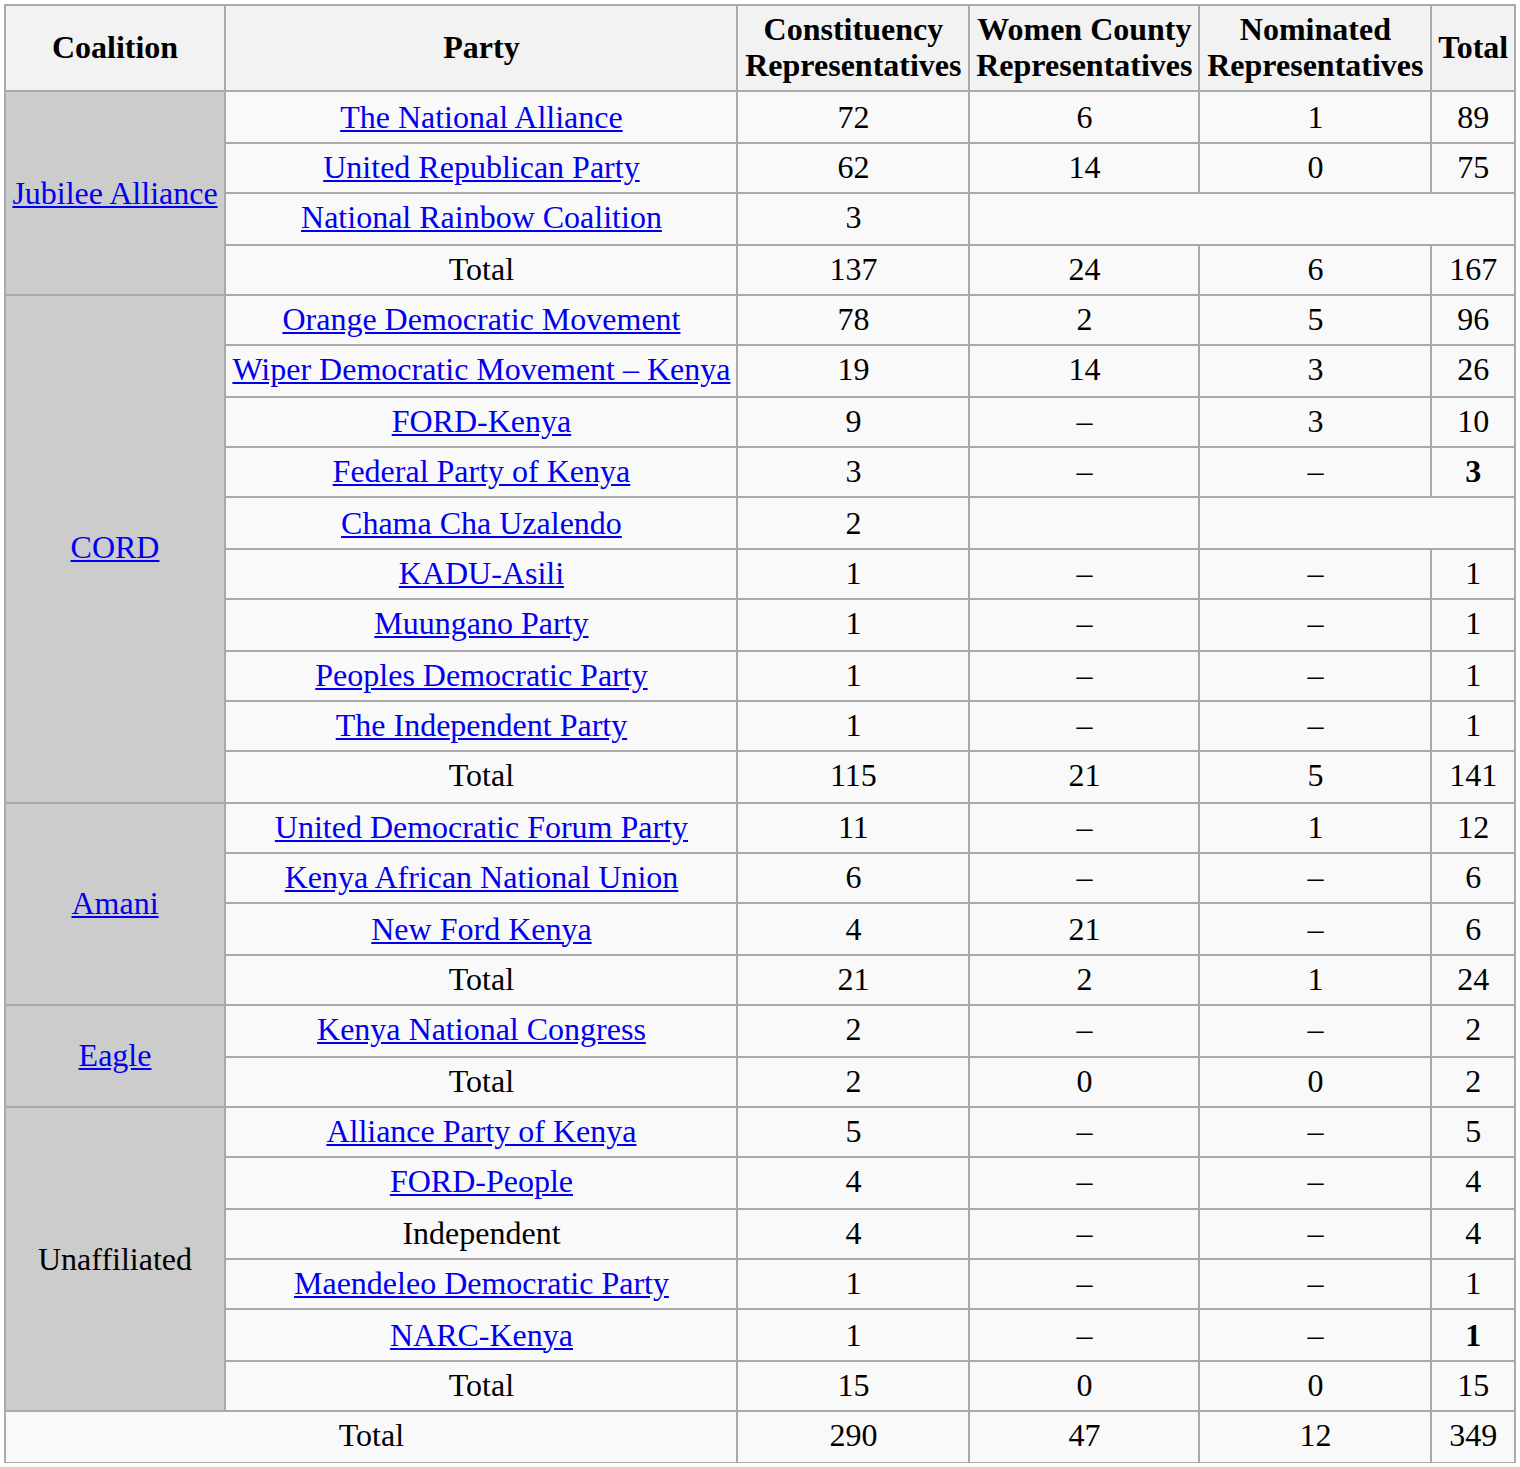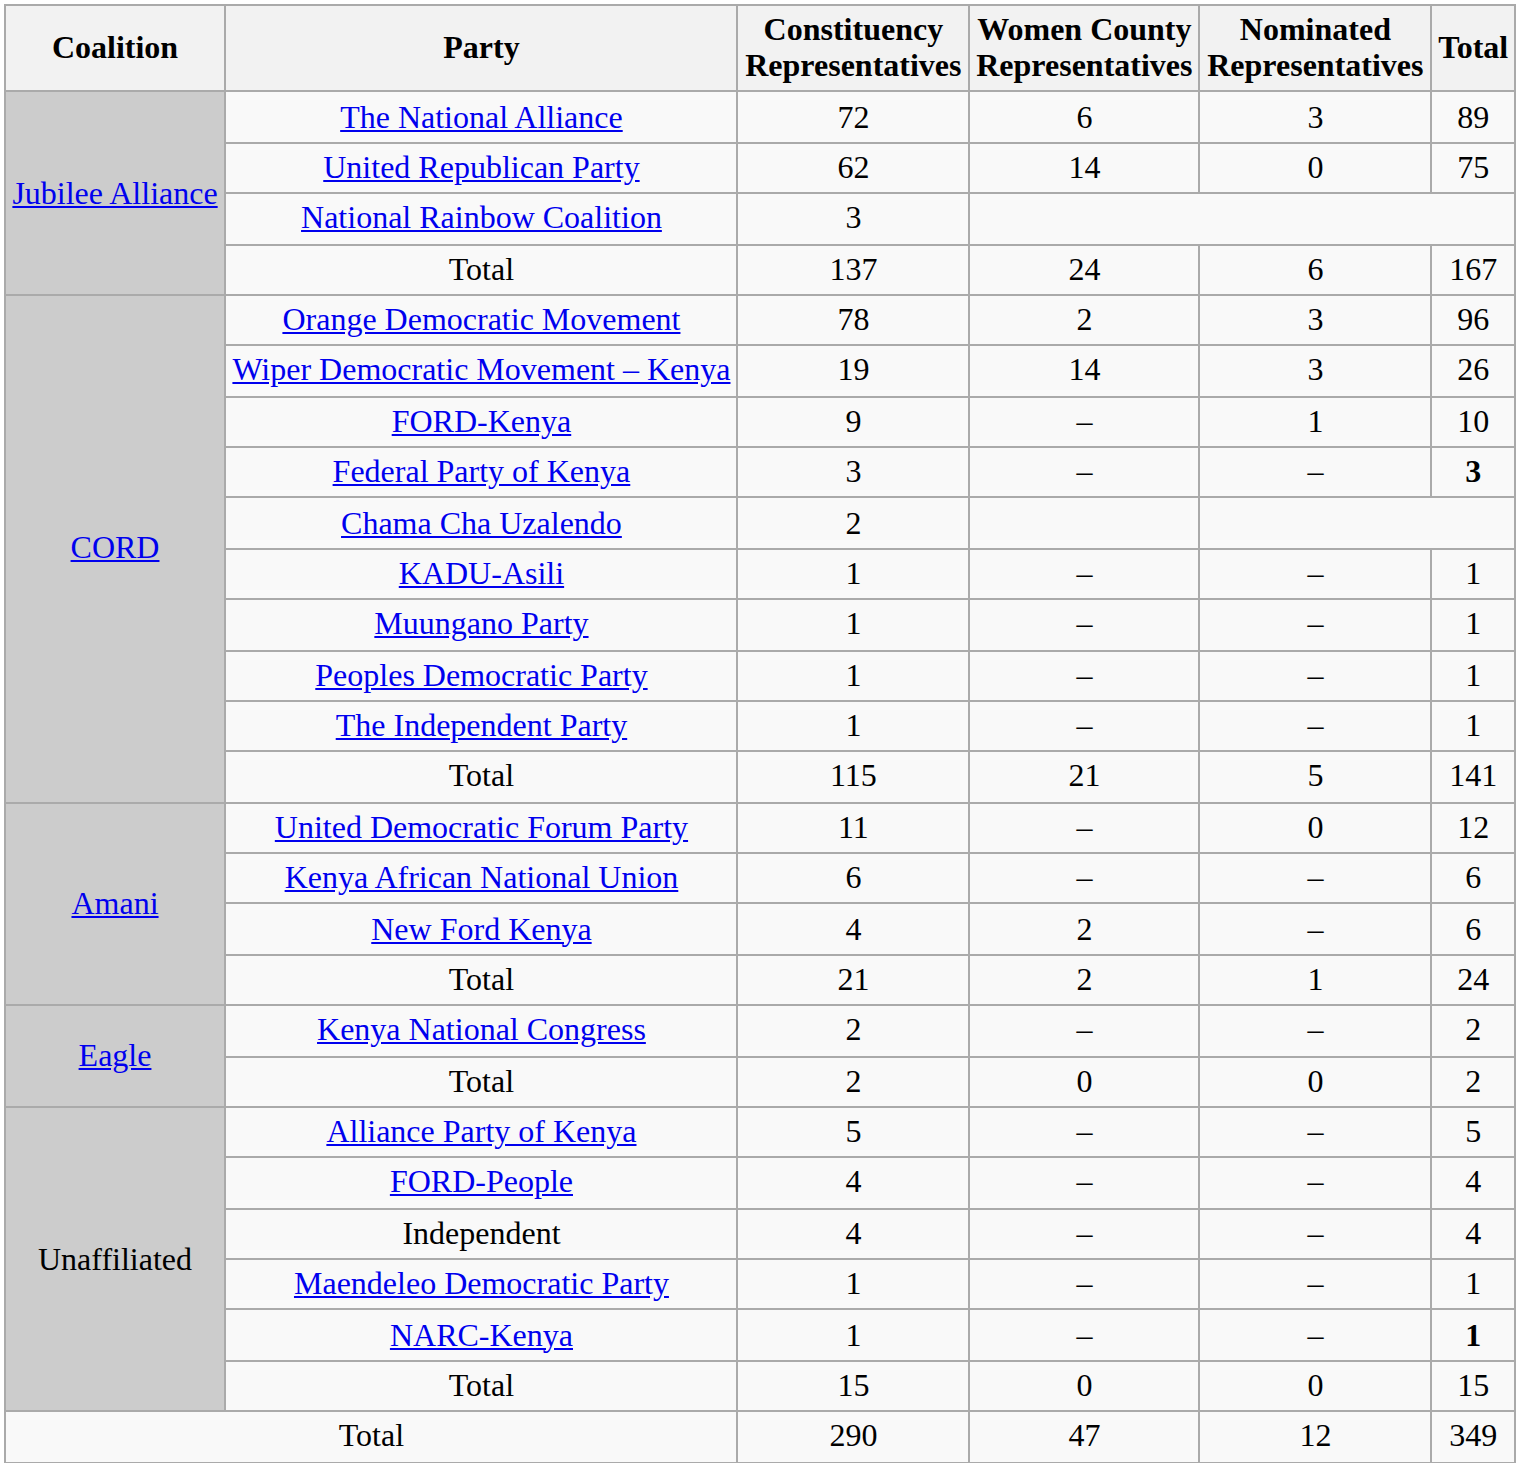(1315, 116) 1 -> (1315, 116) 3
(1315, 319) 5 -> (1315, 319) 3
(1315, 421) 3 -> (1315, 421) 1
(1315, 827) 1 -> (1315, 827) 0
(1084, 928) 21 -> (1084, 928) 2
